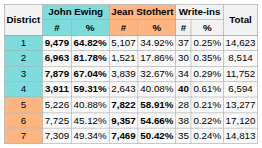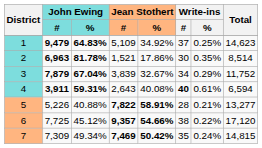(90, 43) 64.82% -> (90, 43) 64.83%
(123, 43) 5,107 -> (123, 43) 5,109
(241, 136) 14,813 -> (241, 136) 14,815
